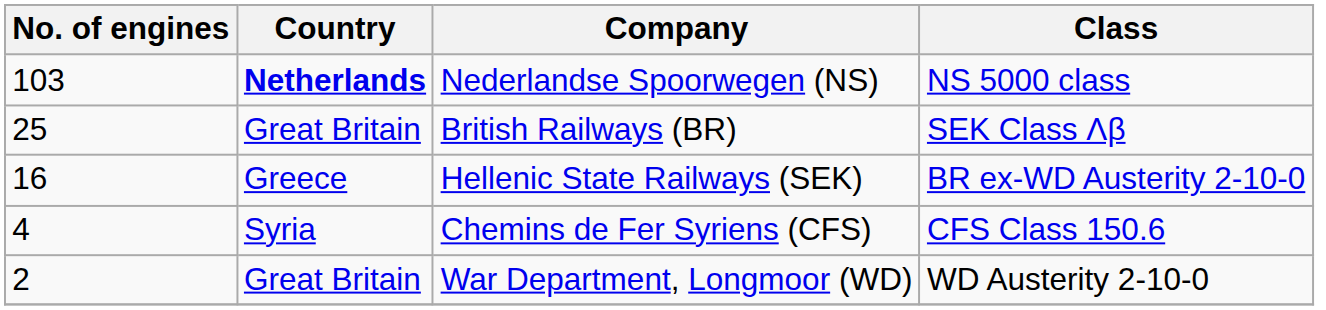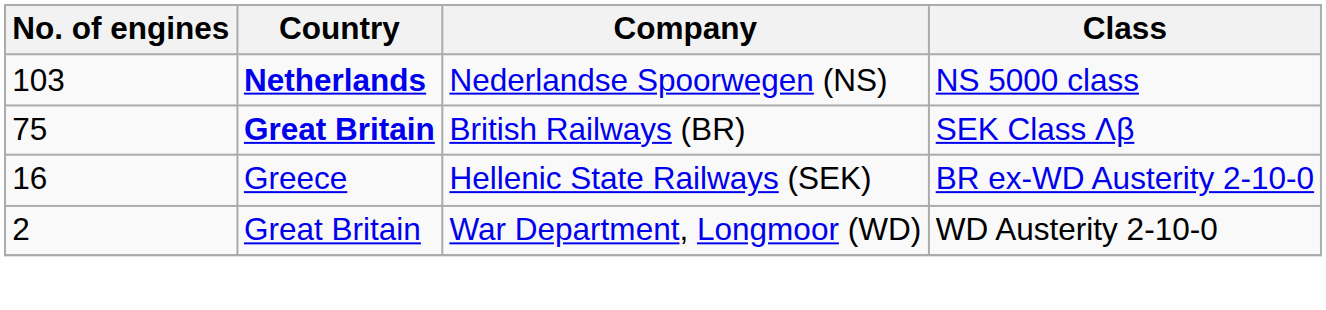(30, 129) 25 -> (30, 129) 75
(332, 129) normal -> (339, 129) bold
- row: (656, 229)
